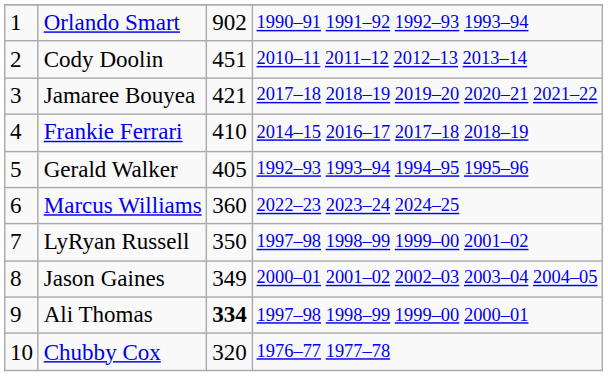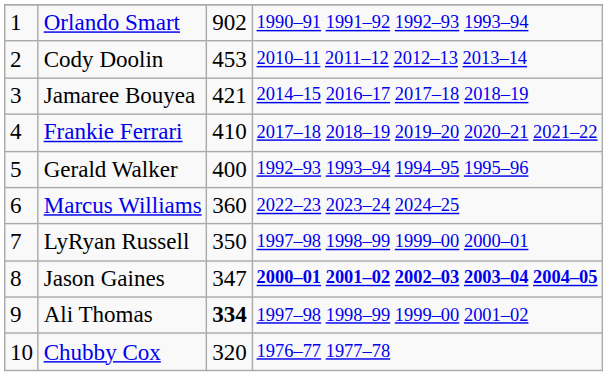(230, 59) 451 -> (230, 59) 453
(427, 95) 2017–18 2018–19 2019–20 2020–21 2021–22 -> (392, 95) 2014–15 2016–17 2017–18 2018–19
(392, 132) 2014–15 2016–17 2017–18 2018–19 -> (427, 132) 2017–18 2018–19 2019–20 2020–21 2021–22
(230, 168) 405 -> (230, 168) 400
(392, 242) 1997–98 1998–99 1999–00 2001–02 -> (392, 242) 1997–98 1998–99 1999–00 2000–01
(230, 278) 349 -> (230, 278) 347
(427, 278) normal -> (427, 278) bold
(392, 315) 1997–98 1998–99 1999–00 2000–01 -> (392, 315) 1997–98 1998–99 1999–00 2001–02
